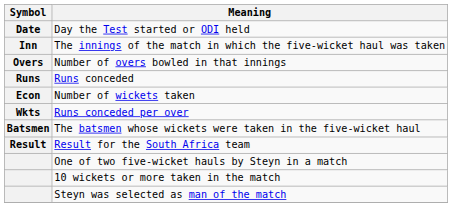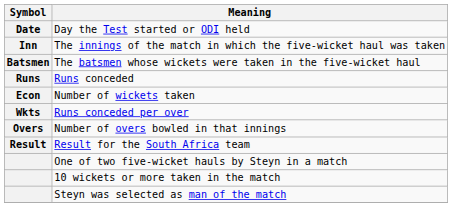rows swapped: (170, 62) <-> (238, 128)
